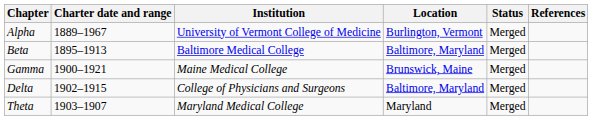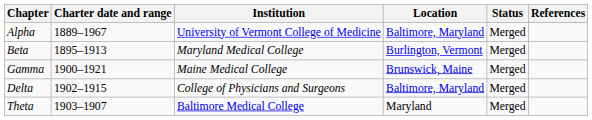(434, 32) Burlington, Vermont -> (435, 32) Baltimore, Maryland
(240, 50) Baltimore Medical College -> (240, 50) Maryland Medical College
(435, 50) Baltimore, Maryland -> (434, 50) Burlington, Vermont
(240, 106) Maryland Medical College -> (240, 106) Baltimore Medical College
